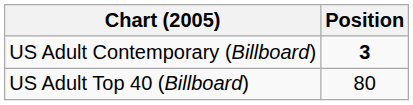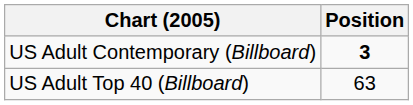(365, 83) 80 -> (365, 83) 63
